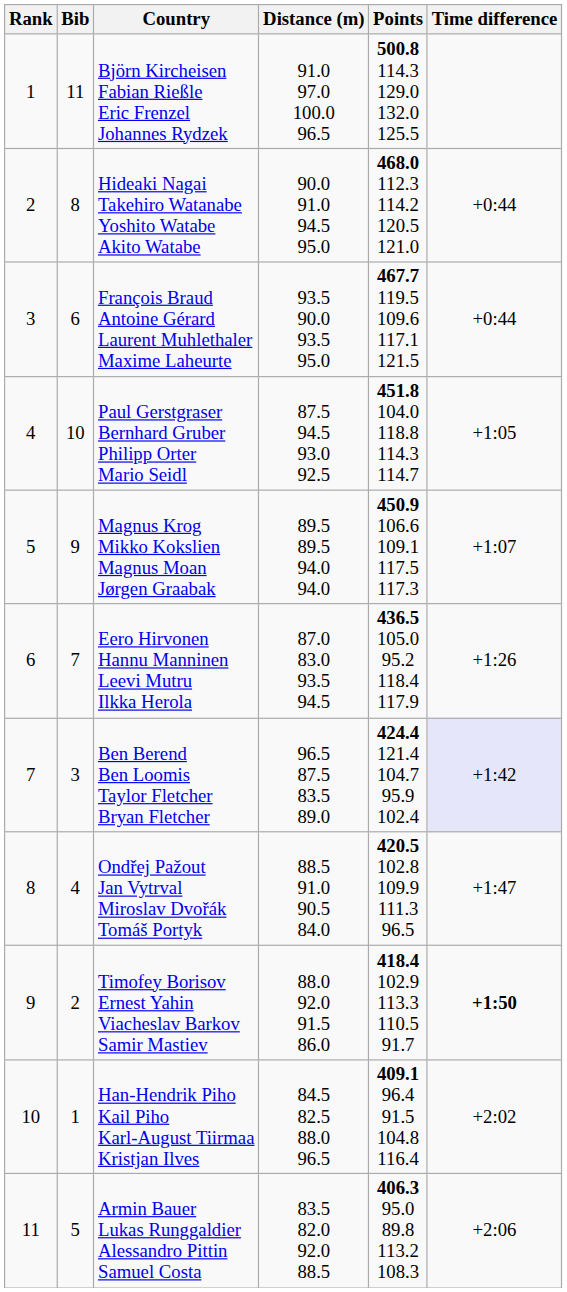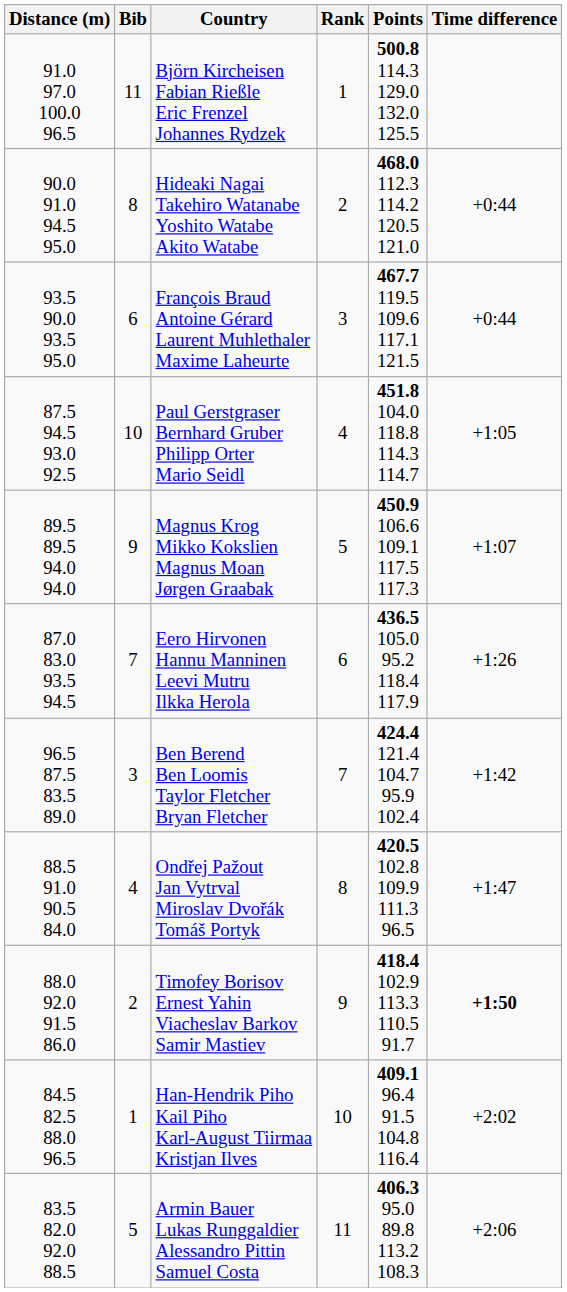columns swapped: (31, 19) <-> (314, 19)
(494, 774) lavender background -> (494, 774) no background
